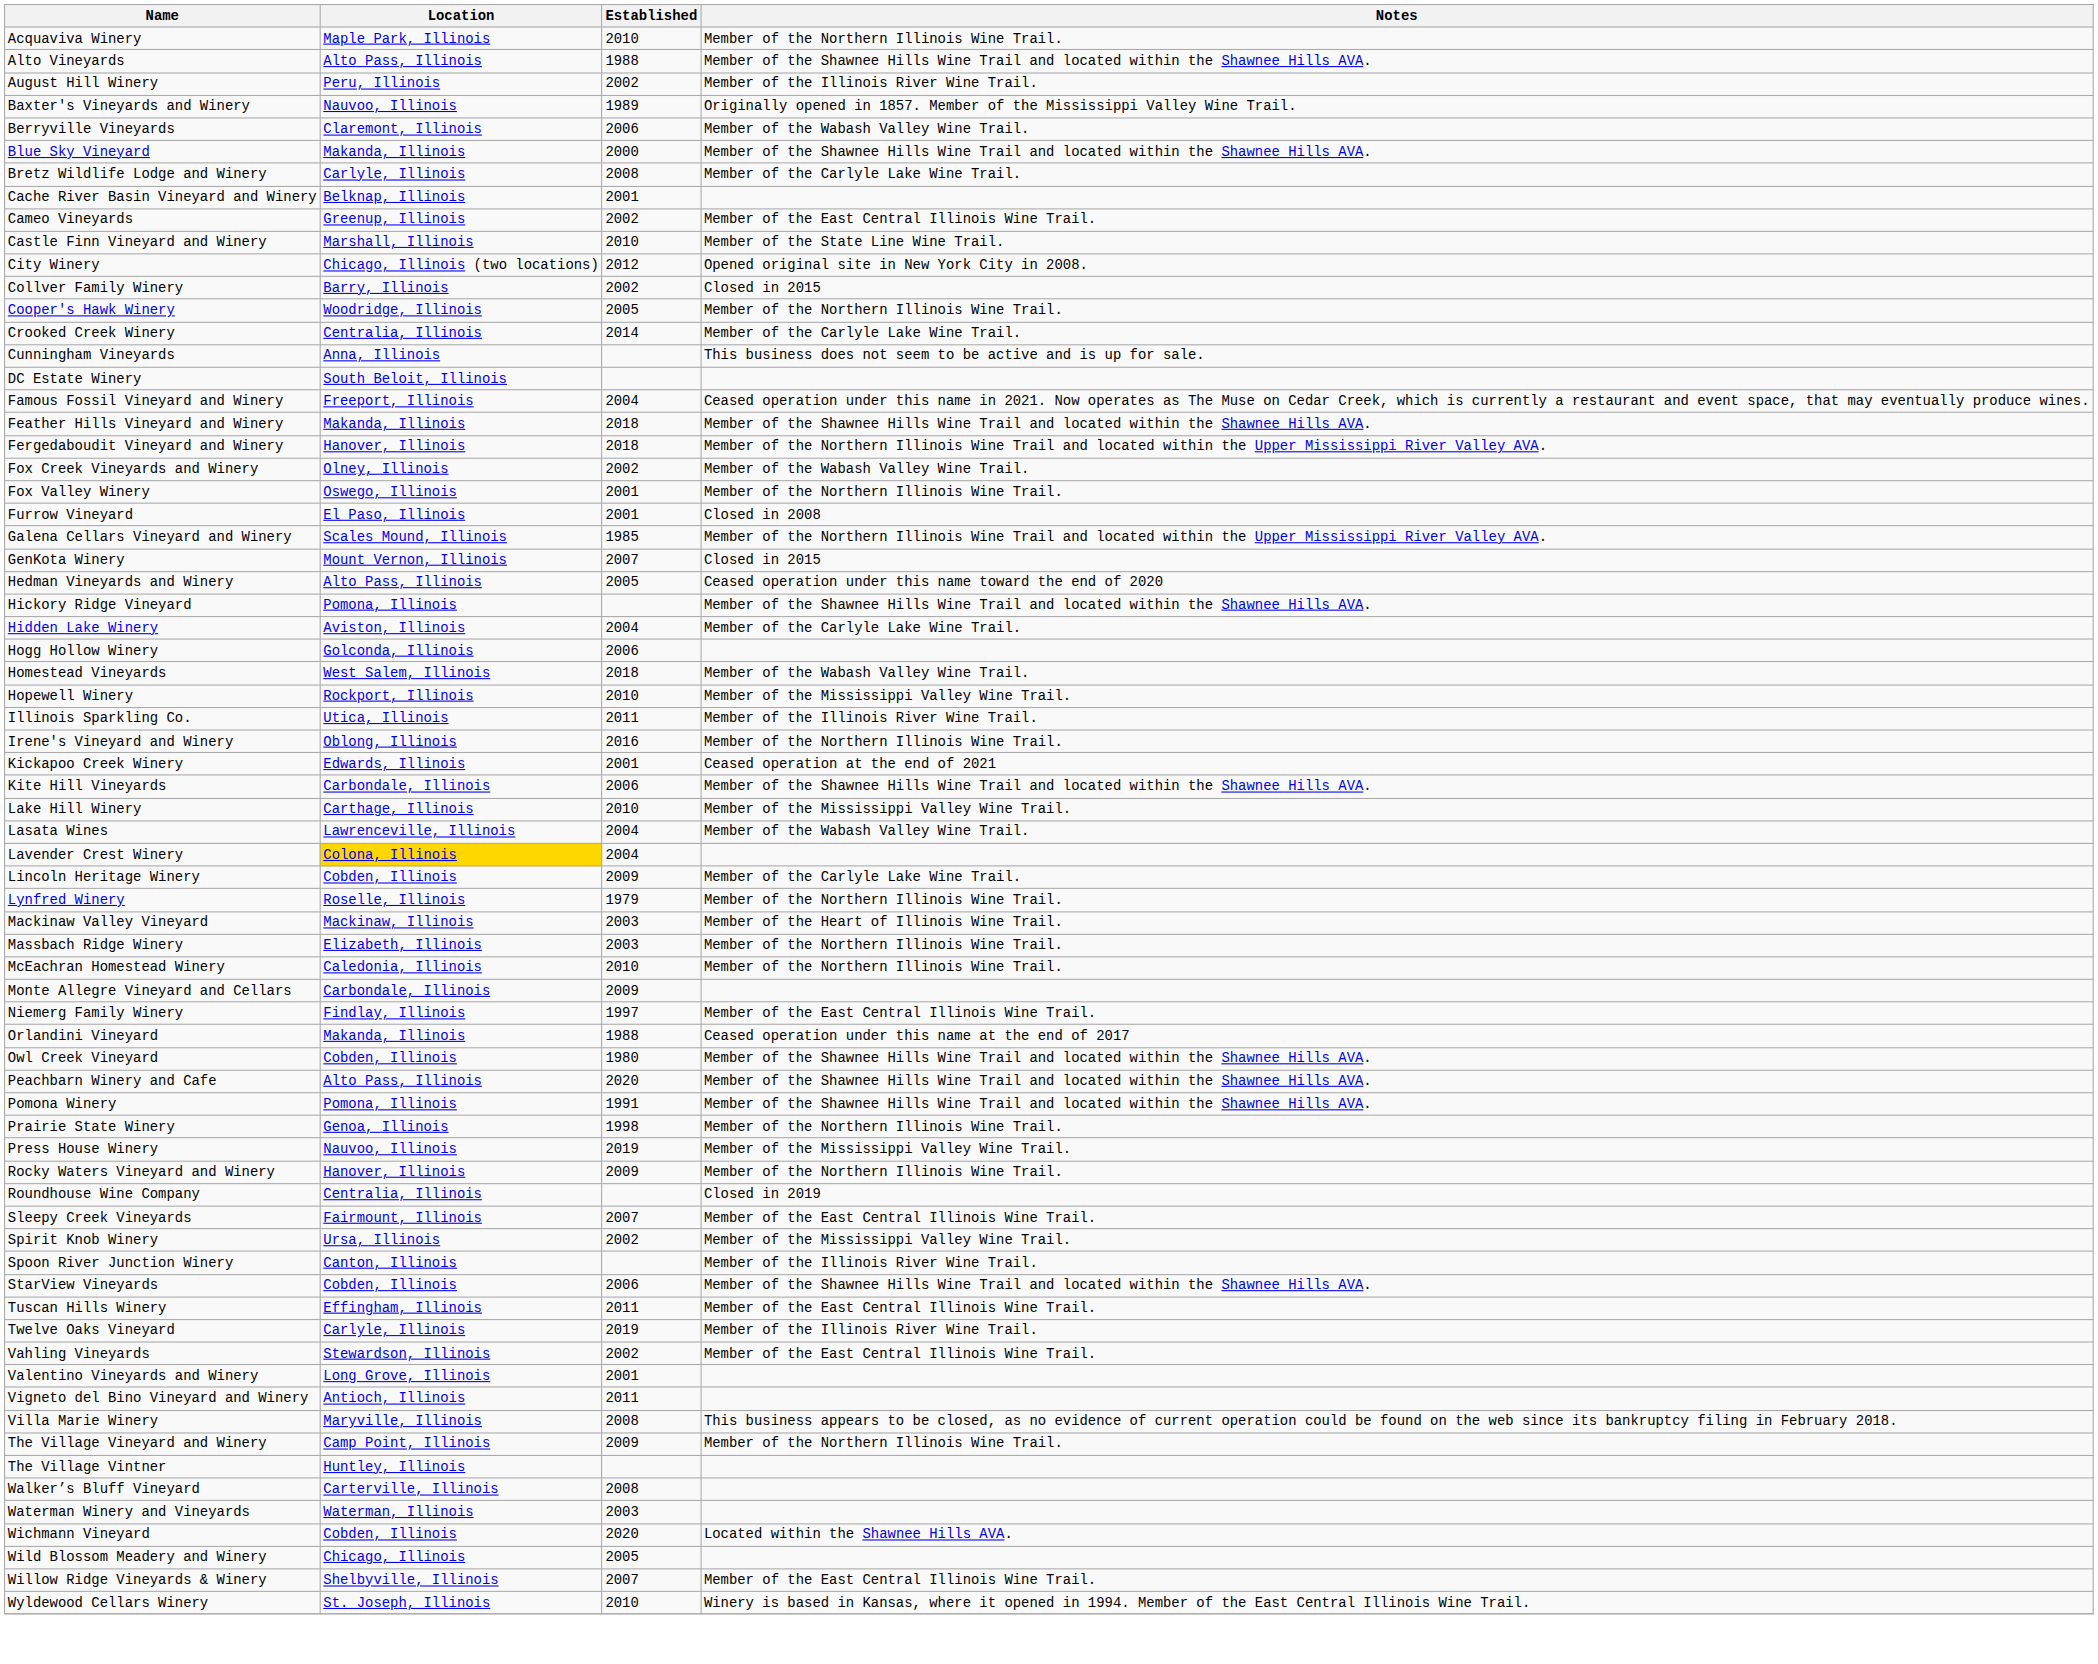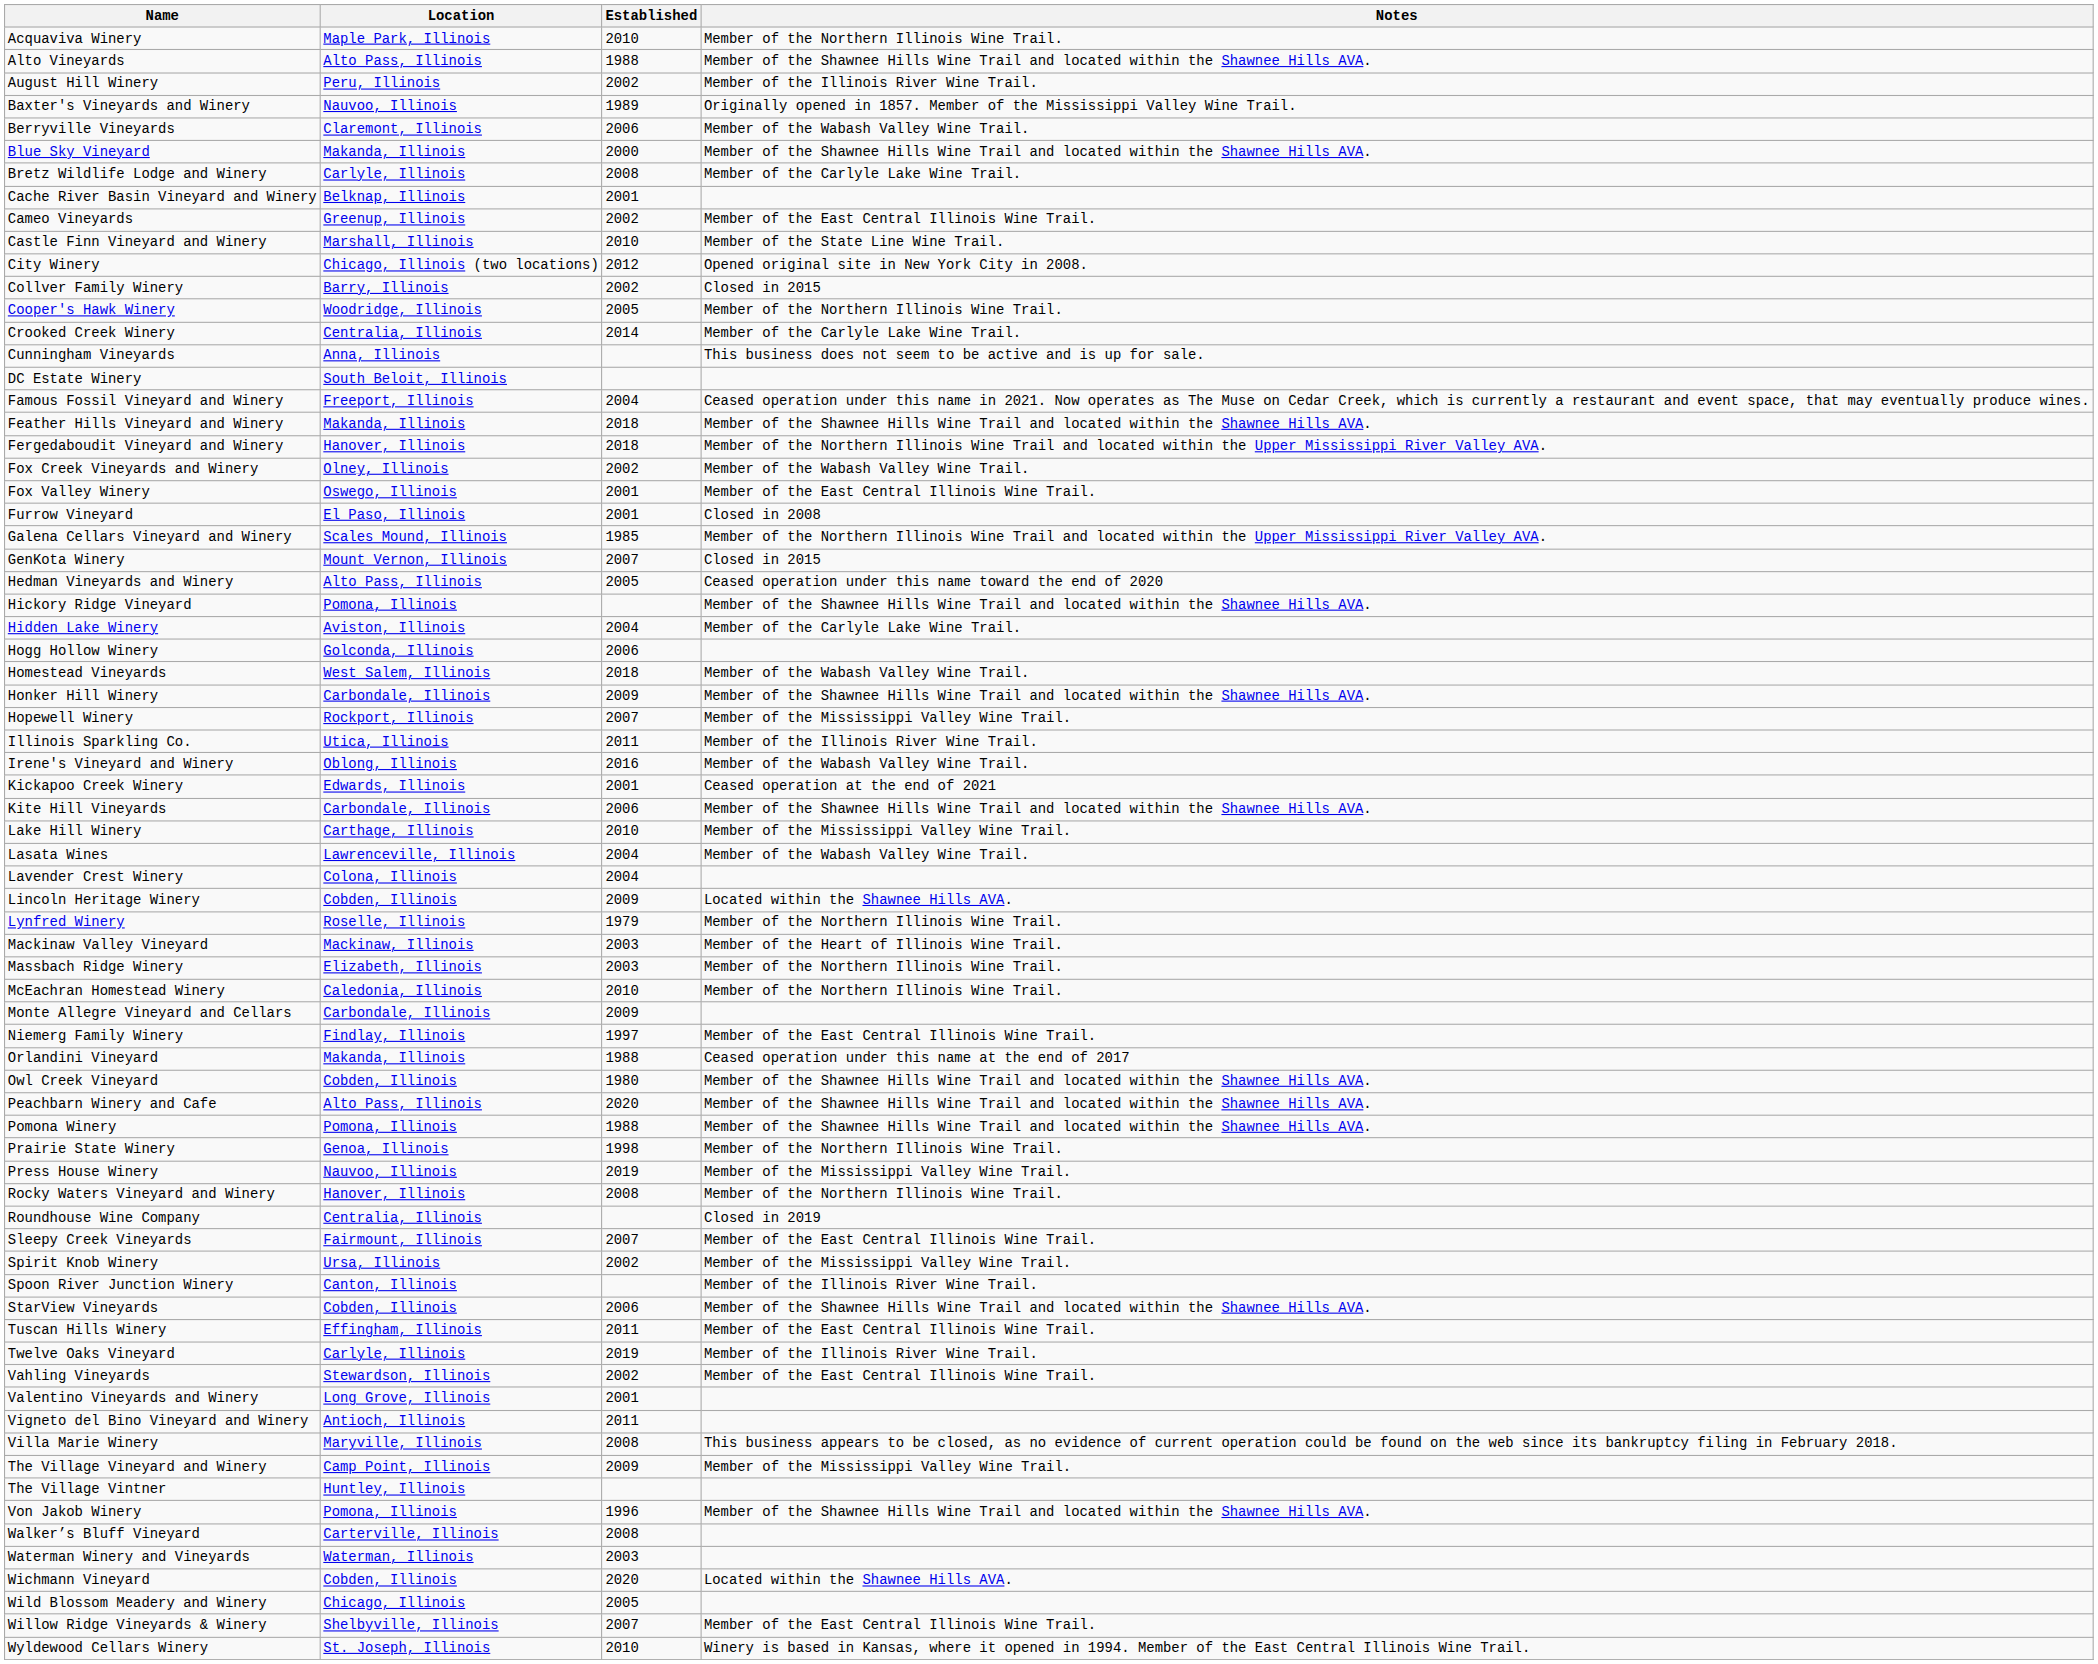(883, 492) Member of the Northern Illinois Wine Trail. -> (900, 492) Member of the East Central Illinois Wine Trail.
+ row: (83, 696)
(622, 696) 2010 -> (622, 719) 2007
(883, 741) Member of the Northern Illinois Wine Trail. -> (867, 764) Member of the Wabash Valley Wine Trail.
(390, 855) gold background -> (390, 877) no background
(862, 877) Member of the Carlyle Lake Wine Trail. -> (858, 900) Located within the Shawnee Hills AVA.
(622, 1104) 1991 -> (622, 1127) 1988
(622, 1172) 2009 -> (622, 1195) 2008
(883, 1444) Member of the Northern Illinois Wine Trail. -> (888, 1467) Member of the Mississippi Valley Wine Trail.
+ row: (75, 1512)
